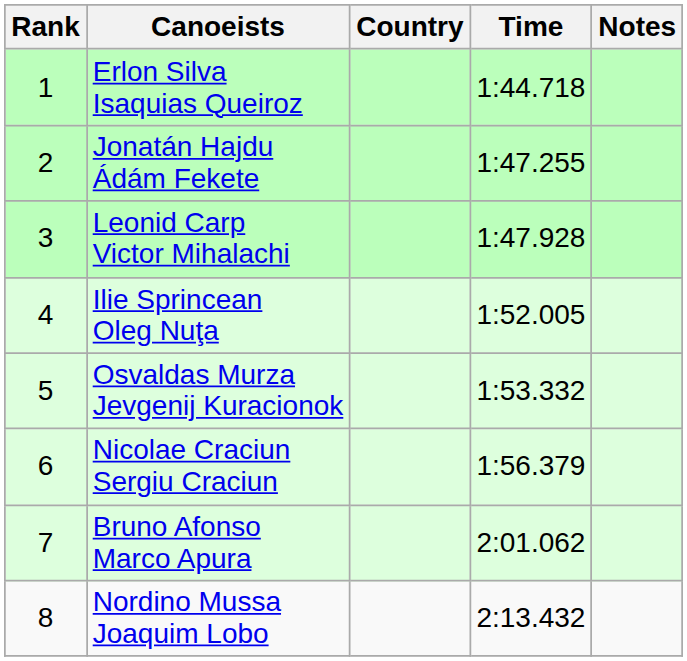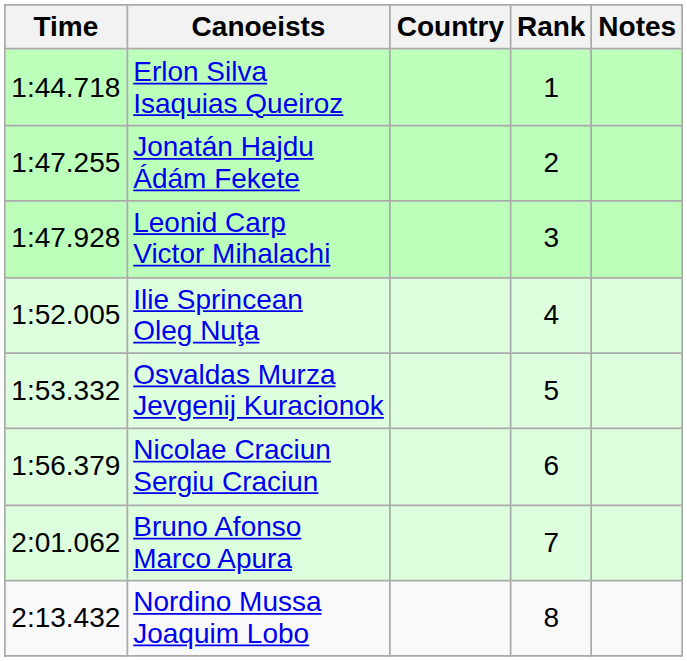columns swapped: (46, 26) <-> (531, 26)
